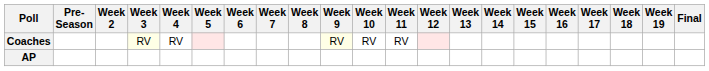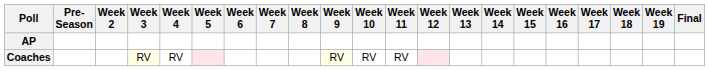rows swapped: (29, 58) <-> (29, 41)
